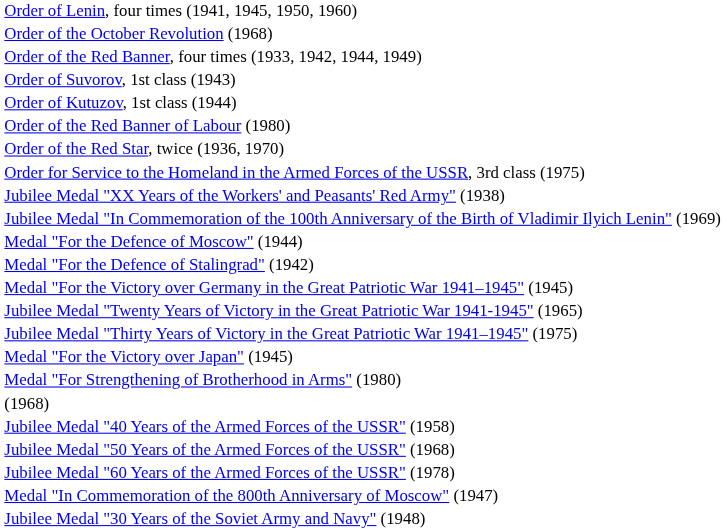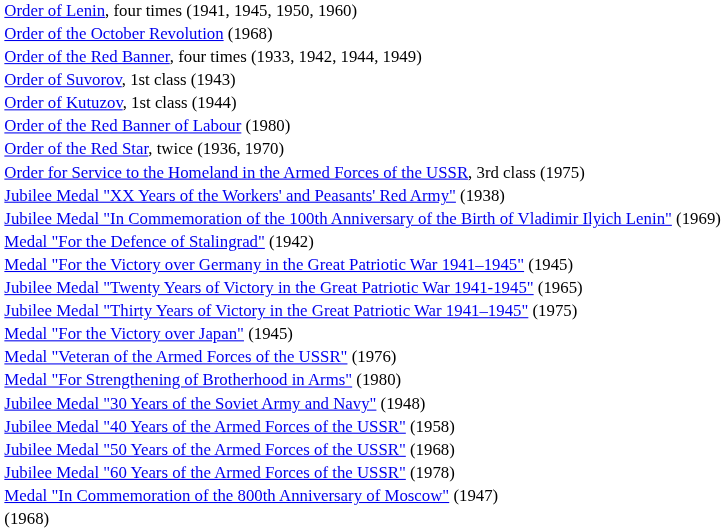- row: (153, 241)
+ row: (200, 357)
rows swapped: (215, 518) <-> (27, 403)
